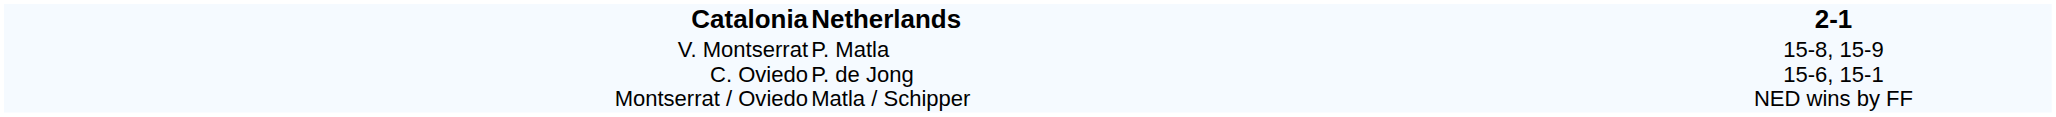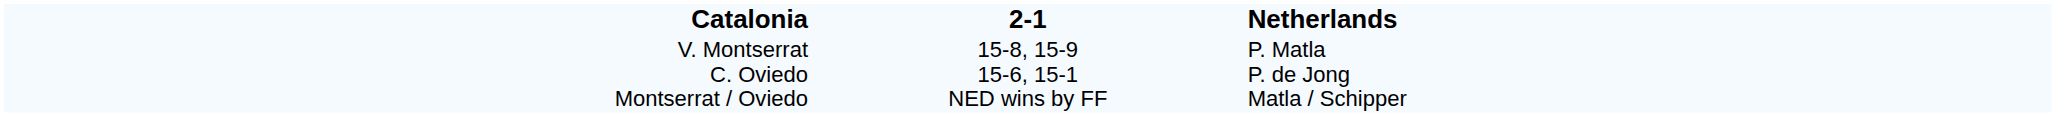columns swapped: (1833, 19) <-> (886, 19)
